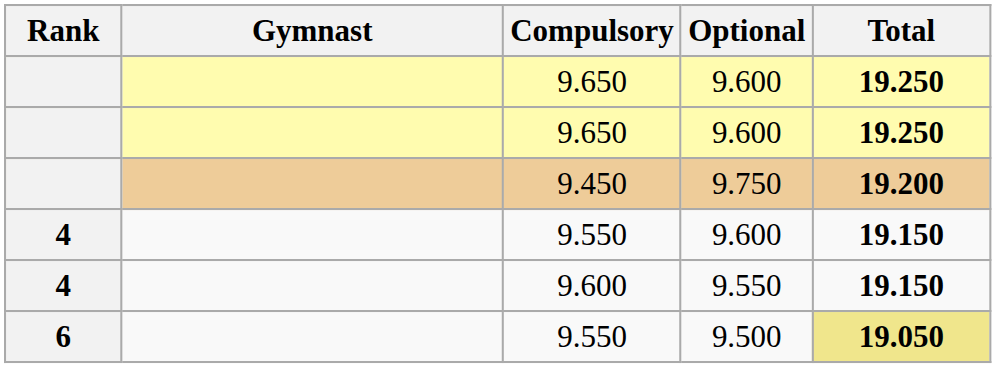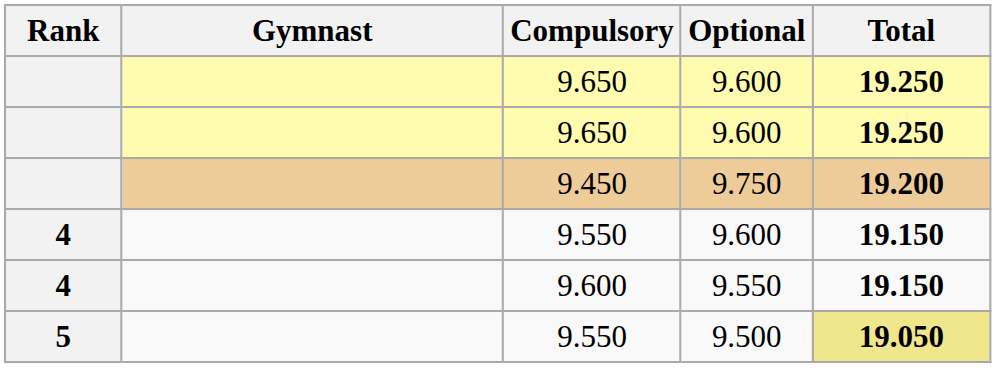(63, 337) 6 -> (63, 337) 5
